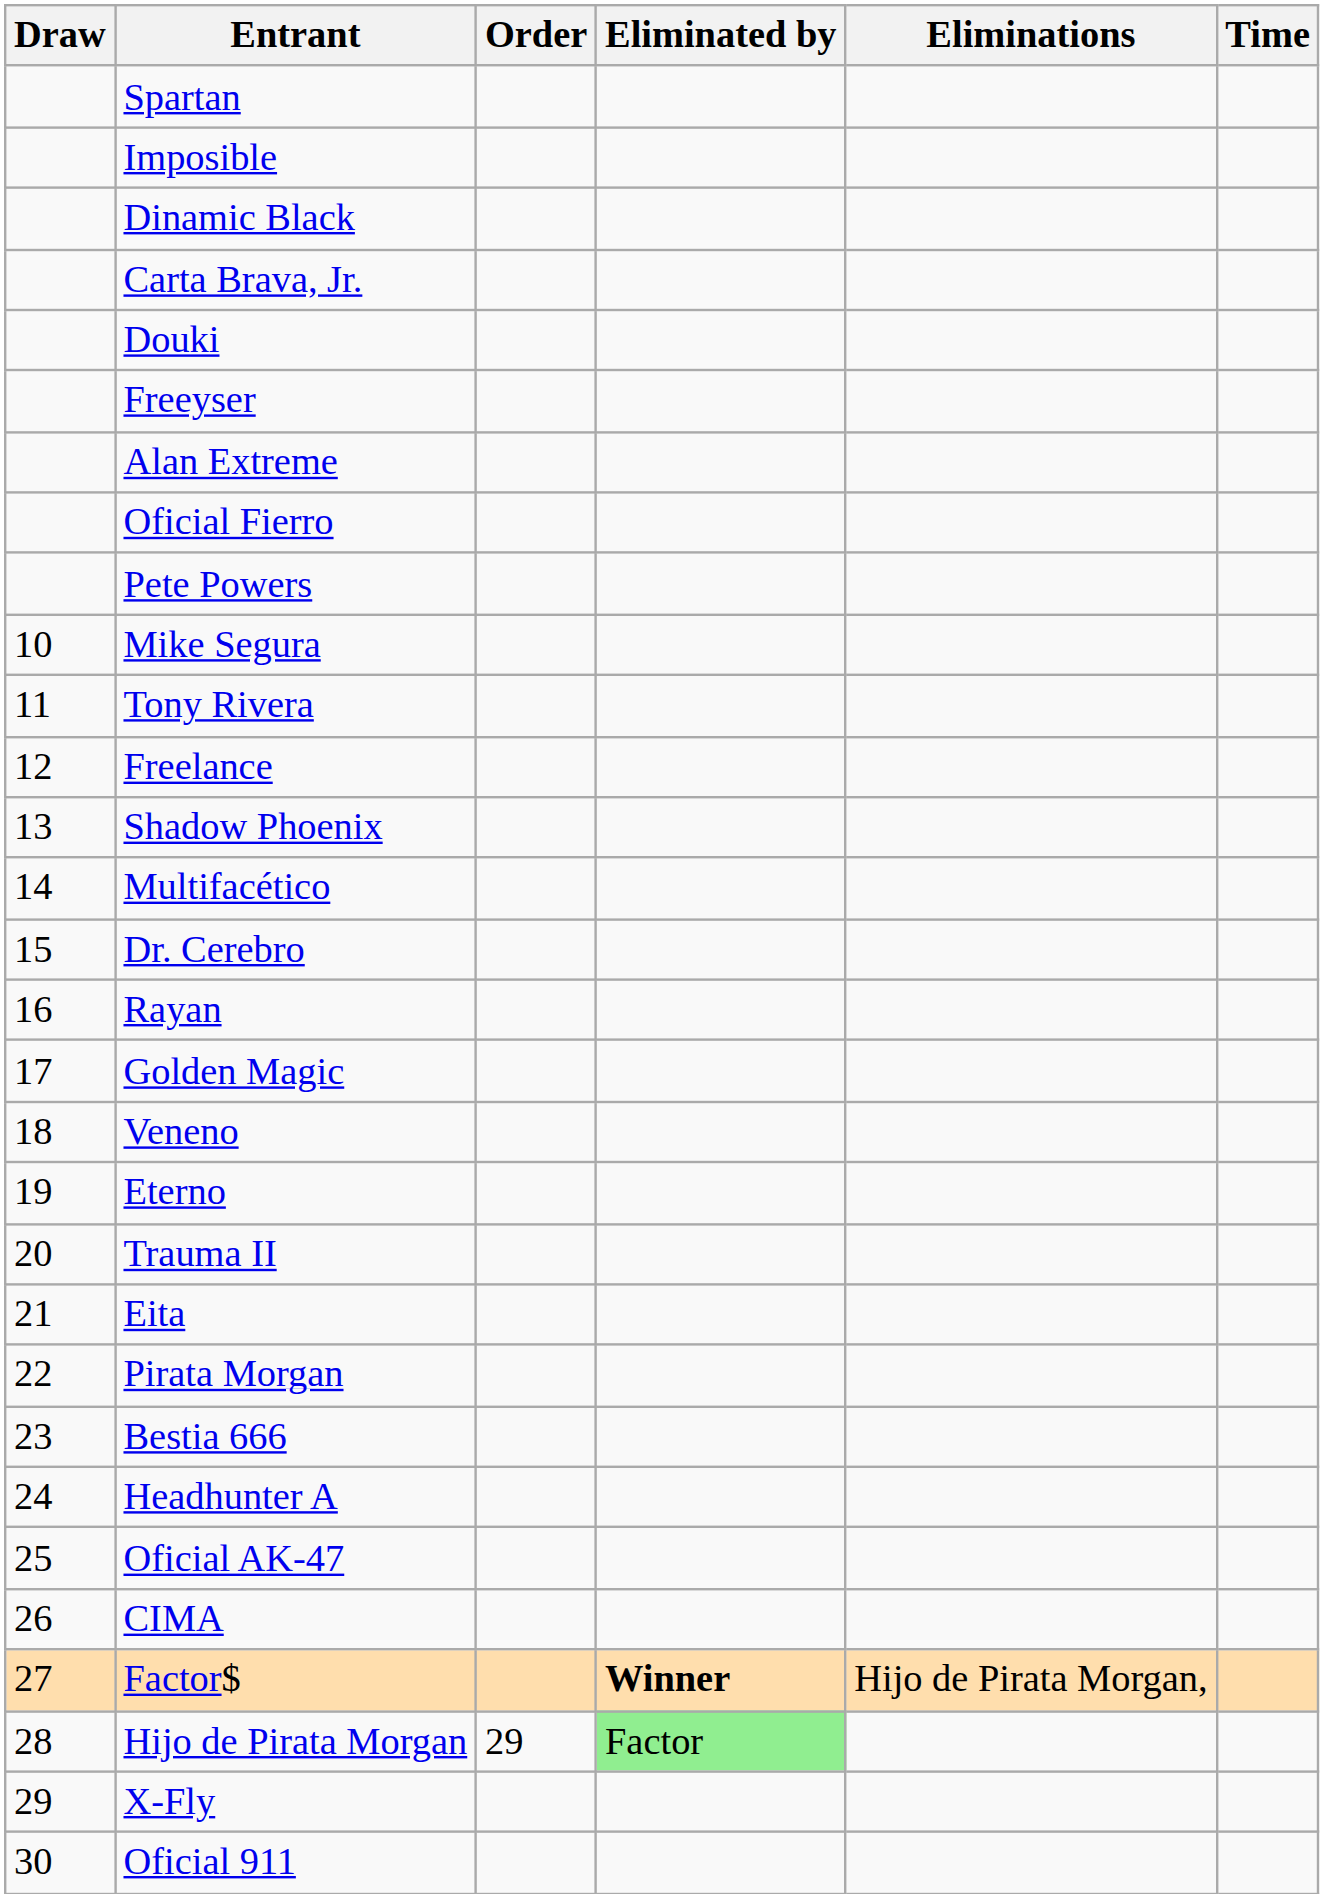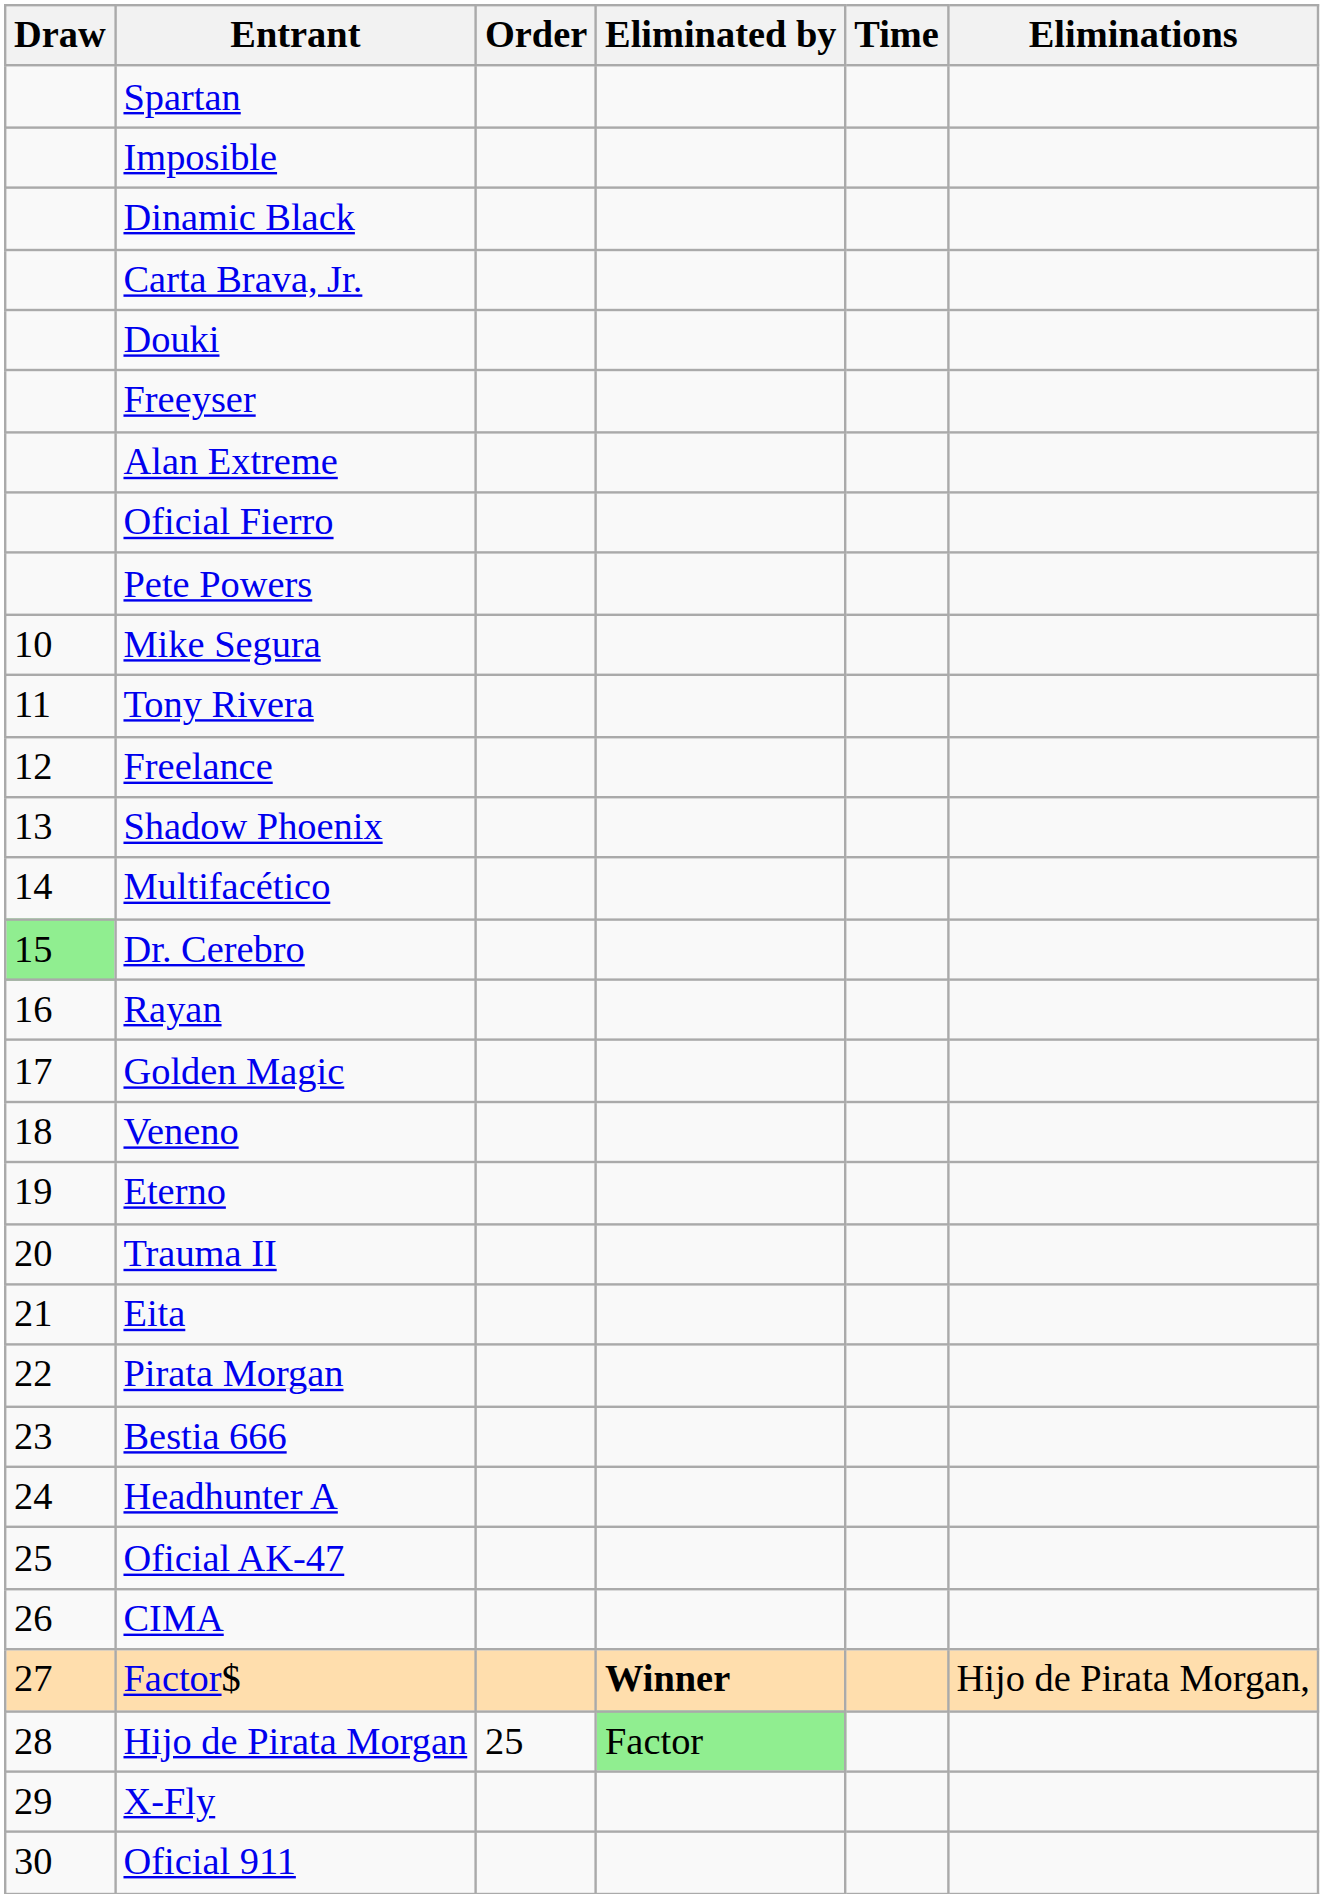columns swapped: (1268, 34) <-> (1031, 34)
(33, 948) no background -> (33, 948) lightgreen background
(504, 1740) 29 -> (504, 1740) 25
